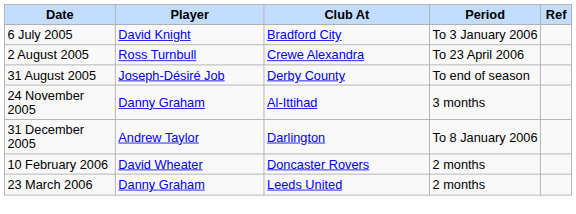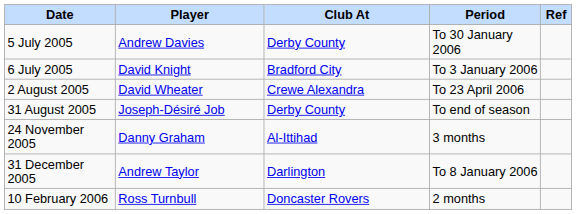+ row: (40, 42)
(157, 55) Ross Turnbull -> (161, 90) David Wheater
(161, 165) David Wheater -> (157, 199) Ross Turnbull
- row: (50, 185)
